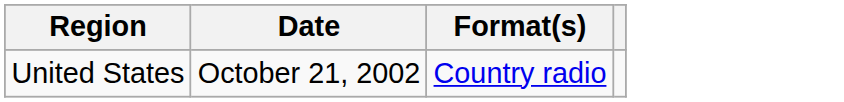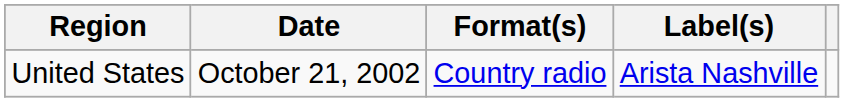+ column: (719, 27)
